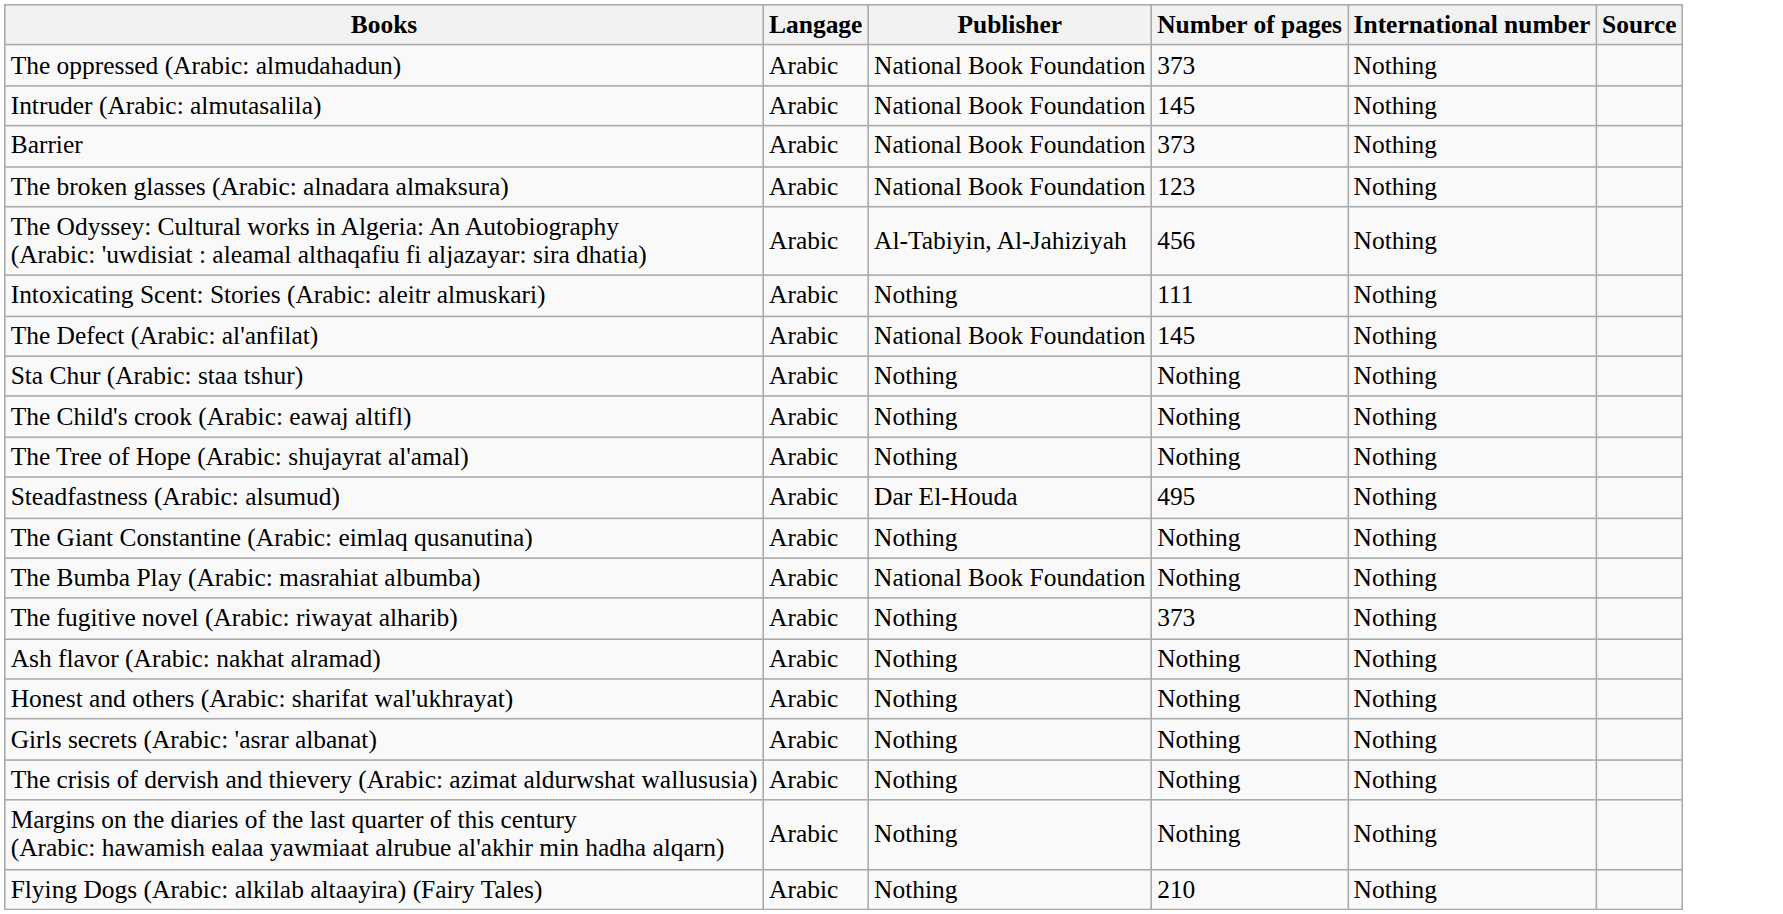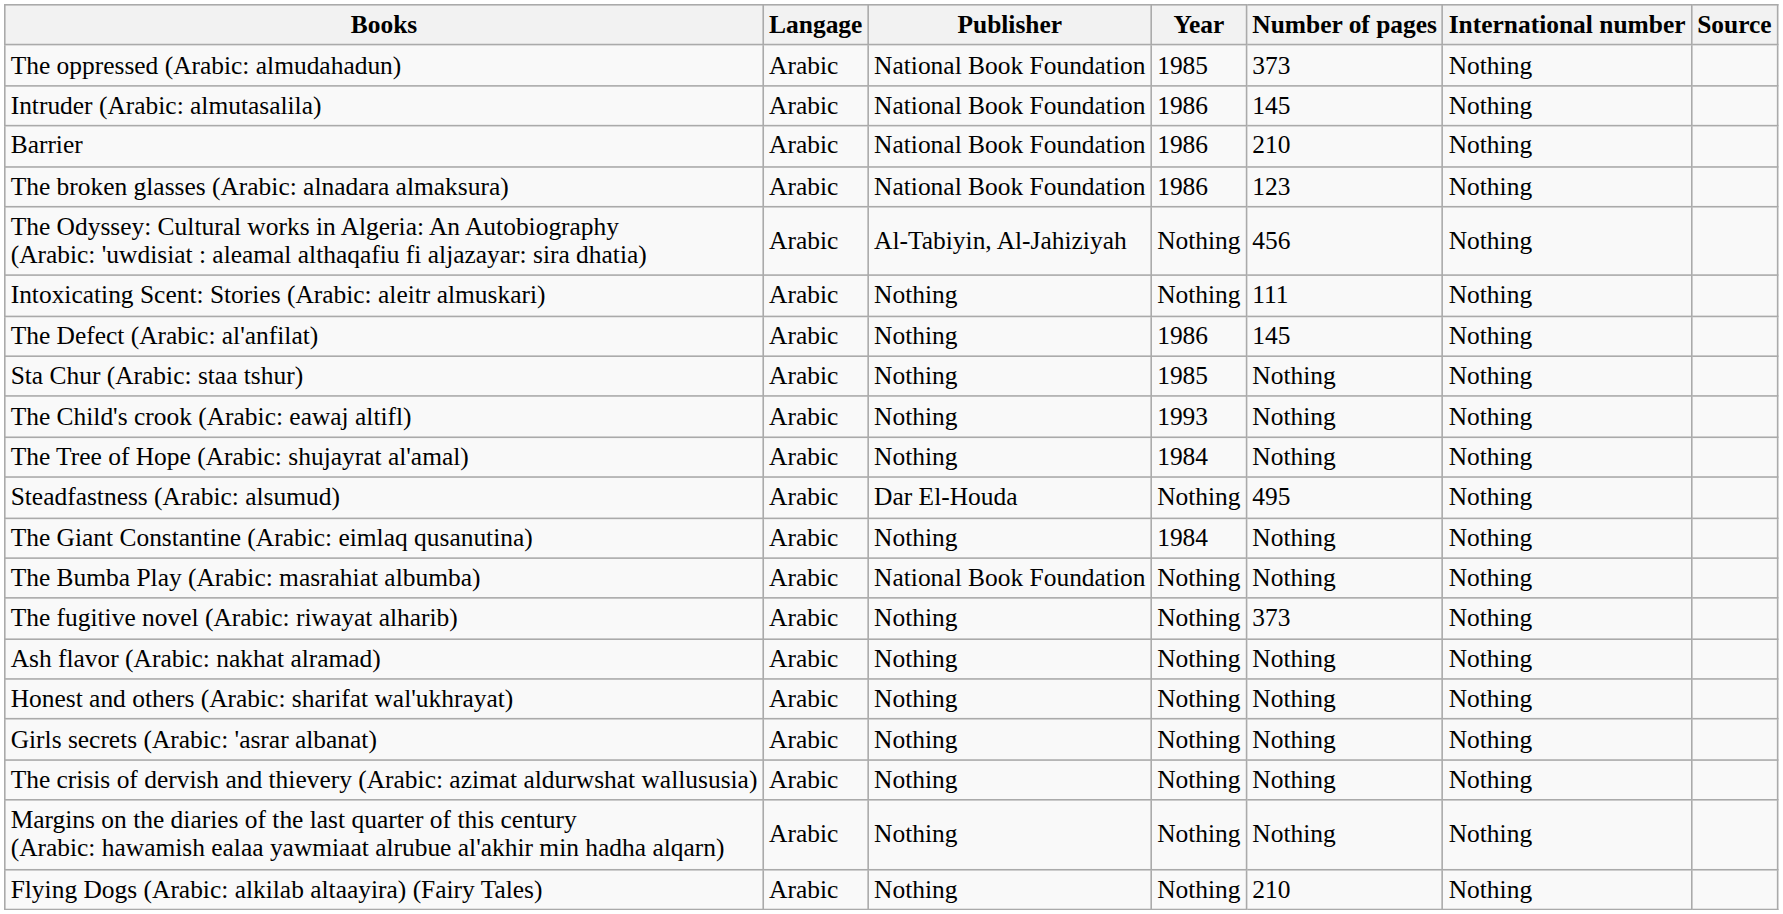+ column: (1199, 24)
(1176, 145) 373 -> (1271, 145) 210
(1010, 335) National Book Foundation -> (916, 335) Nothing
